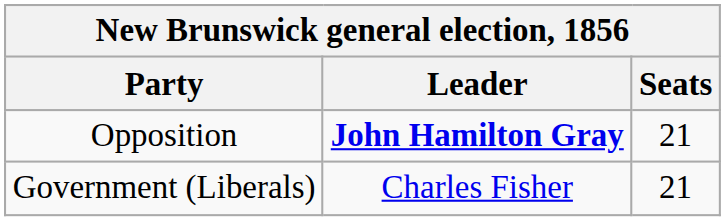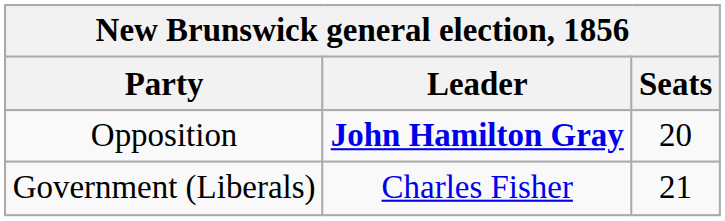(676, 135) 21 -> (676, 135) 20
